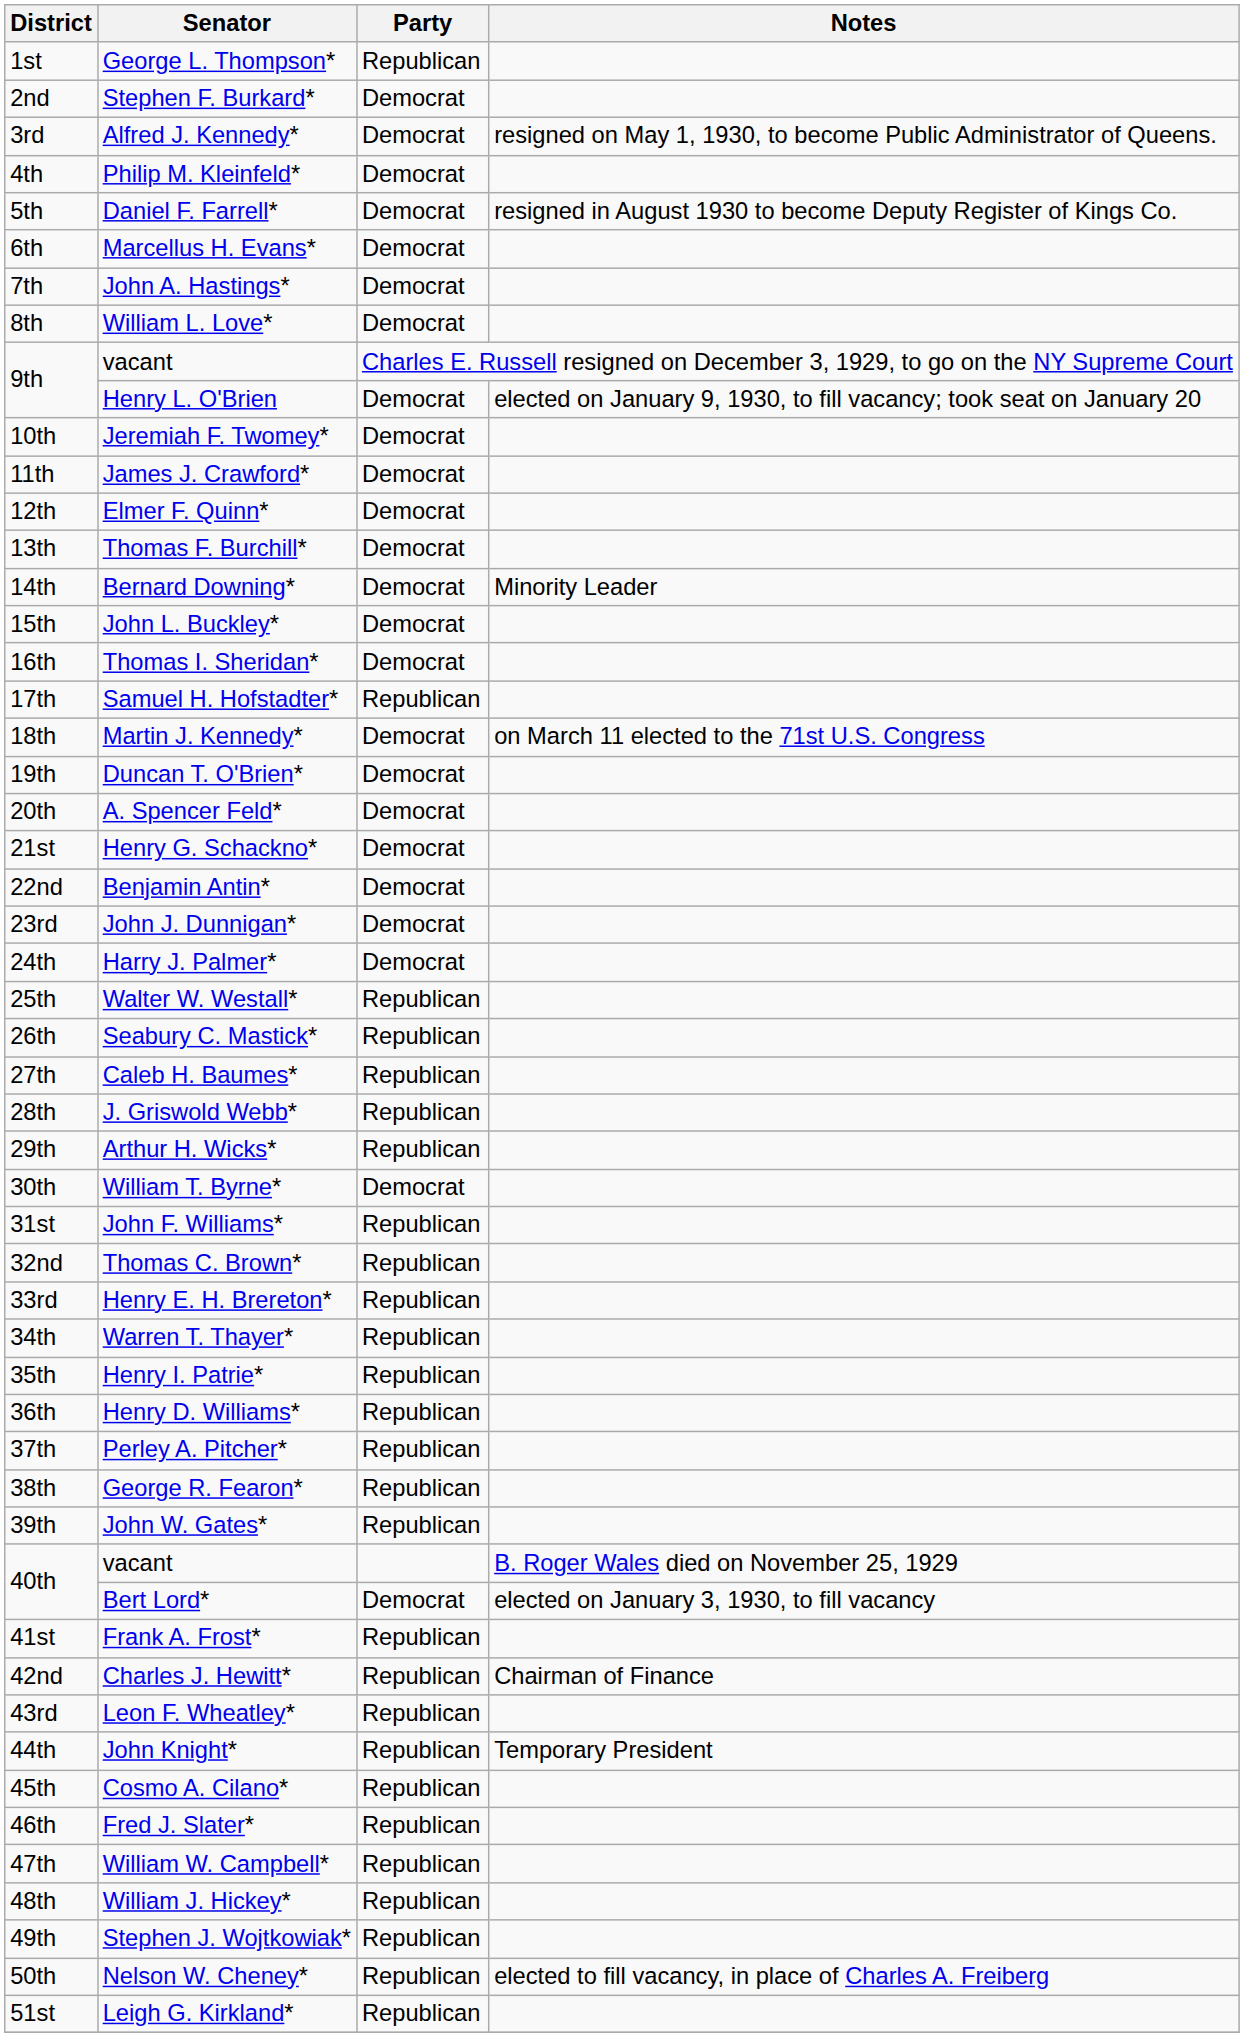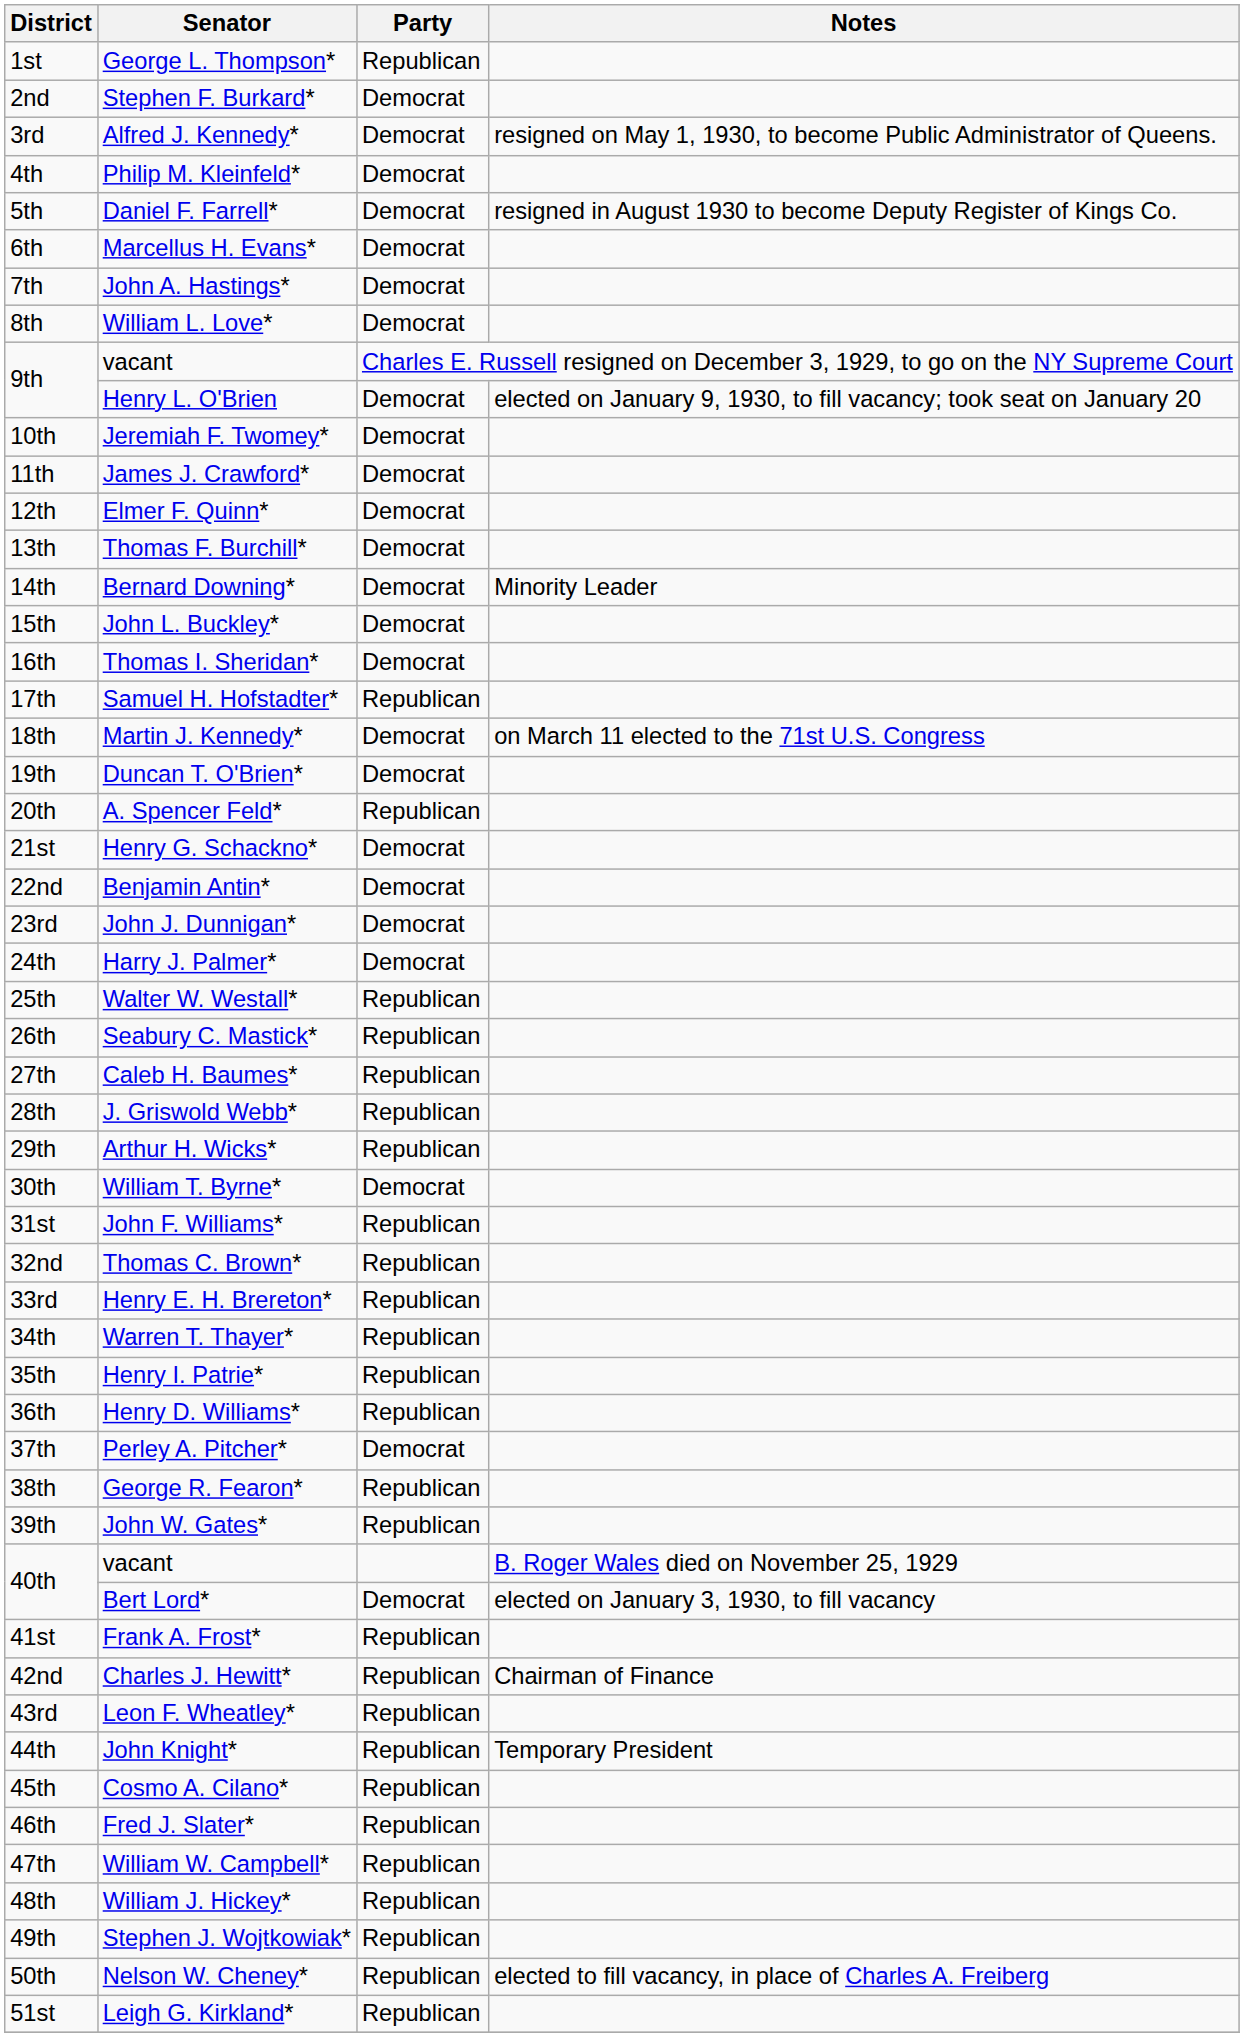(413, 811) Democrat -> (421, 811) Republican
(421, 1450) Republican -> (413, 1450) Democrat
